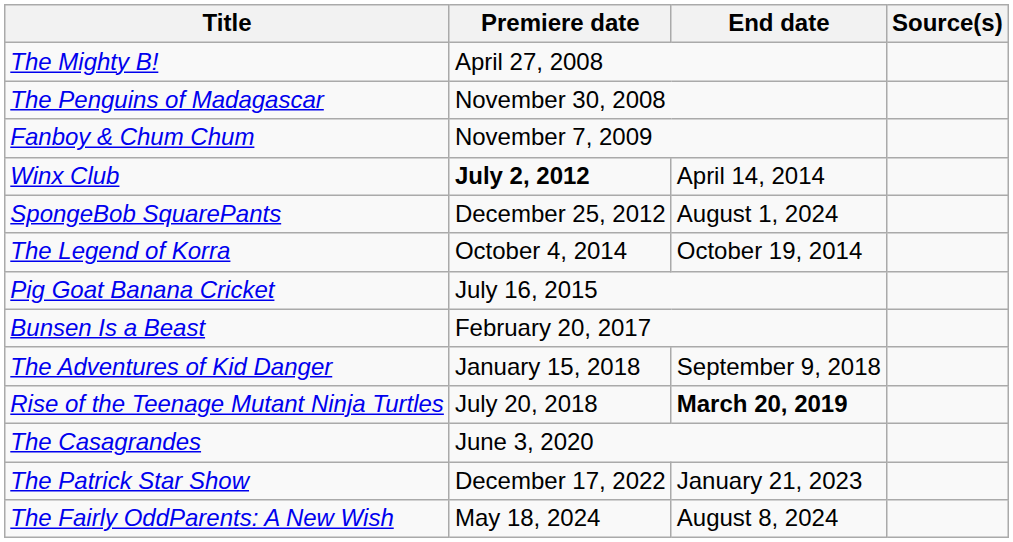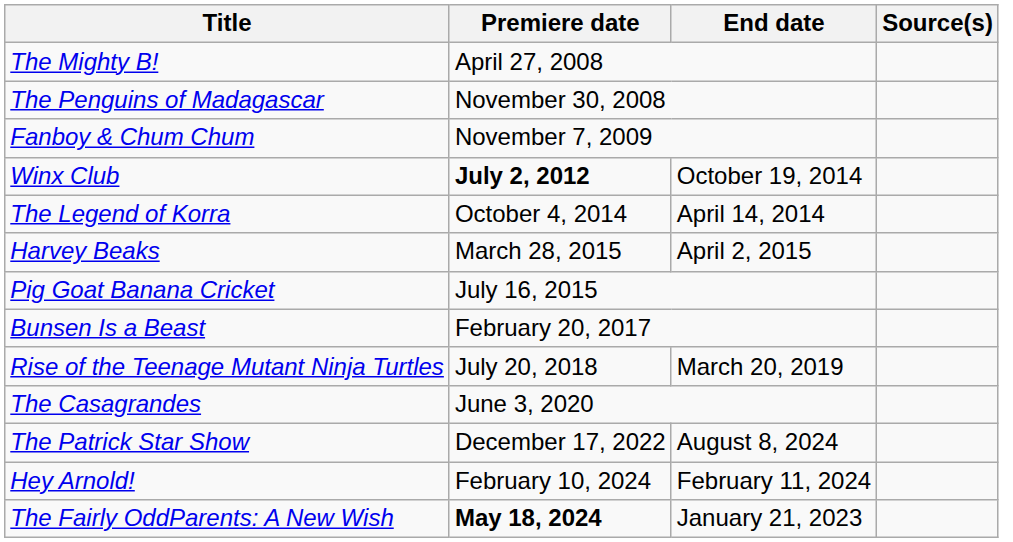(751, 175) April 14, 2014 -> (770, 175) October 19, 2014
- row: (146, 213)
(770, 251) October 19, 2014 -> (751, 213) April 14, 2014
+ row: (85, 251)
- row: (171, 366)
(762, 404) bold -> (760, 366) normal
(770, 480) January 21, 2023 -> (758, 442) August 8, 2024
+ row: (73, 480)
(528, 518) normal -> (528, 518) bold
(758, 518) August 8, 2024 -> (770, 518) January 21, 2023
